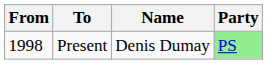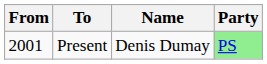(26, 45) 1998 -> (26, 45) 2001
